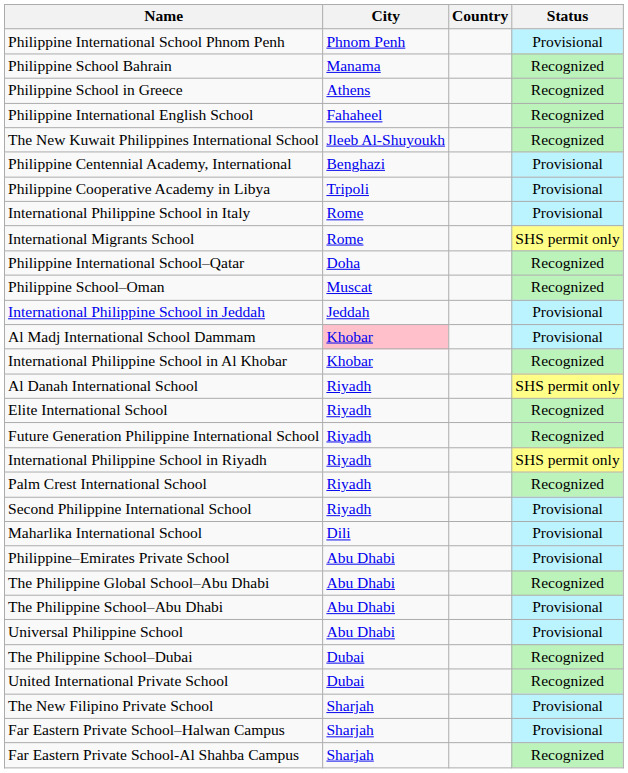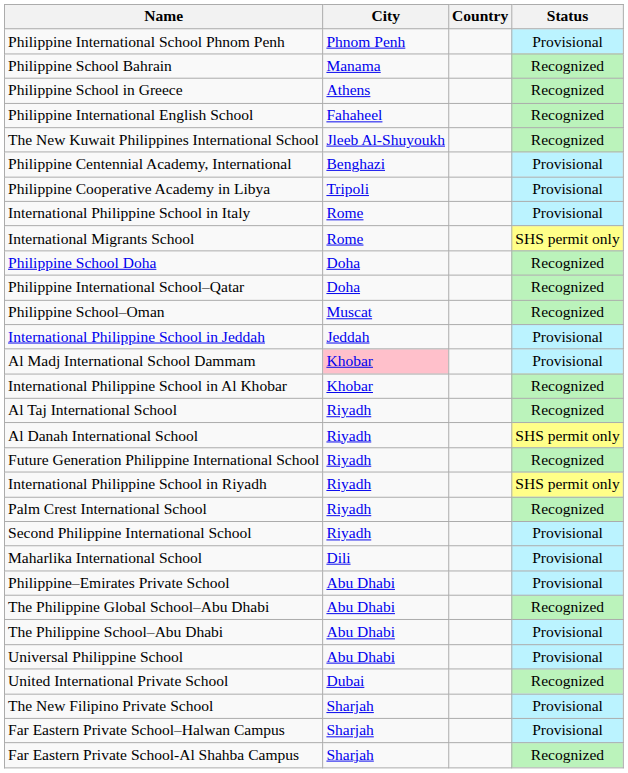+ row: (82, 262)
+ row: (93, 410)
- row: (88, 410)
- row: (100, 656)
